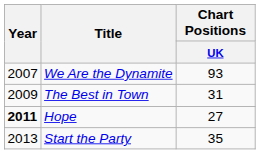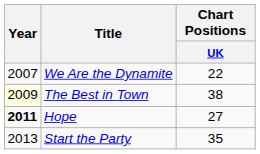(215, 73) 93 -> (215, 73) 22
(23, 95) no background -> (23, 95) lightyellow background
(215, 95) 31 -> (215, 95) 38
